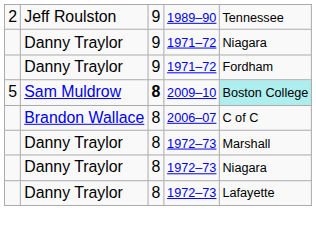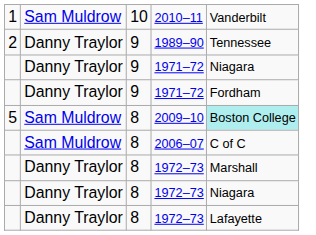+ row: (13, 17)
(70, 17) Jeff Roulston -> (74, 42) Danny Traylor
(156, 92) bold -> (135, 117) normal
(84, 117) Brandon Wallace -> (73, 142) Sam Muldrow
